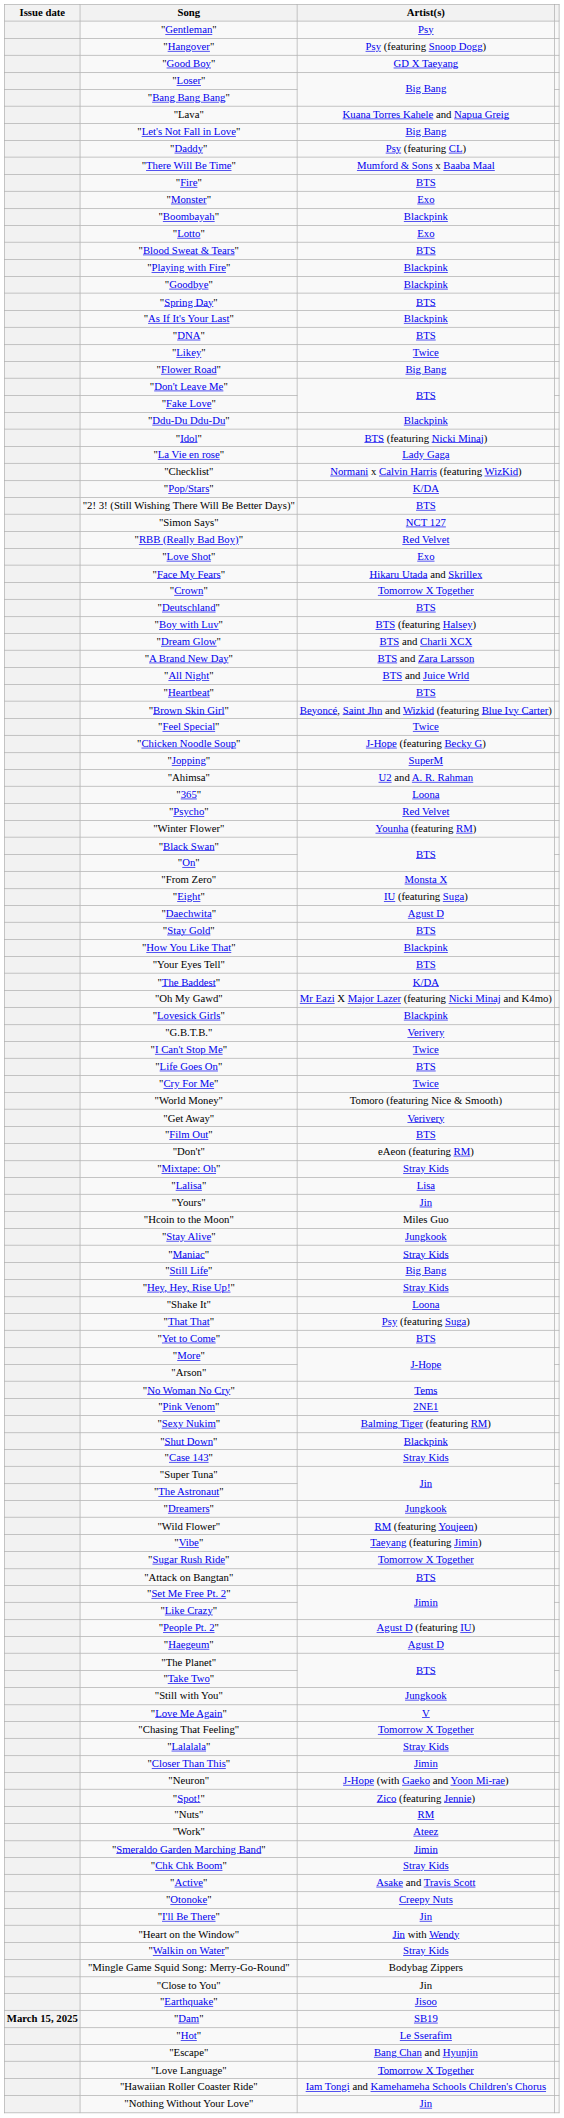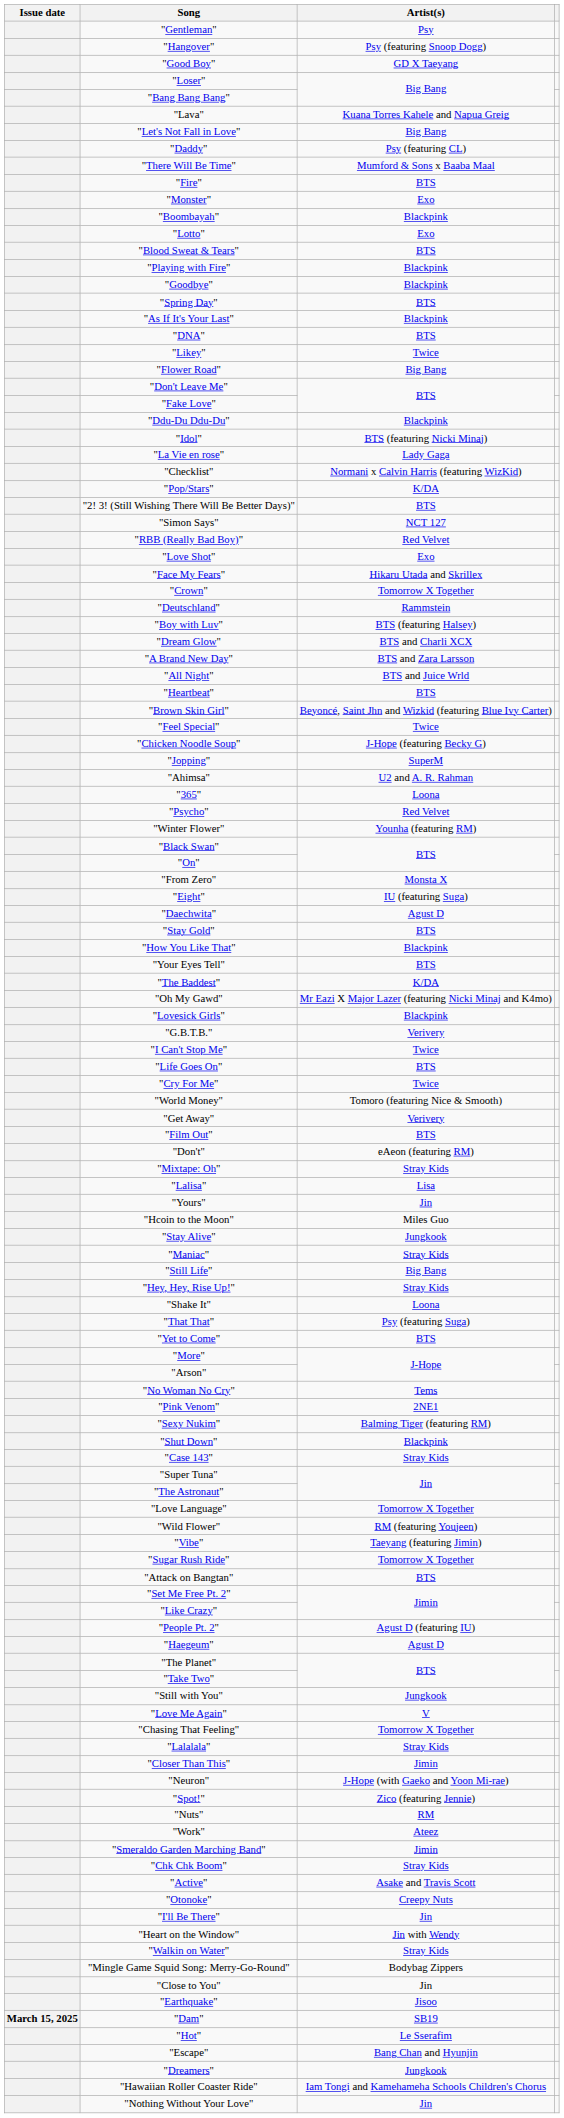(426, 608) BTS -> (426, 608) Rammstein
rows swapped: (189, 1509) <-> (189, 2070)
